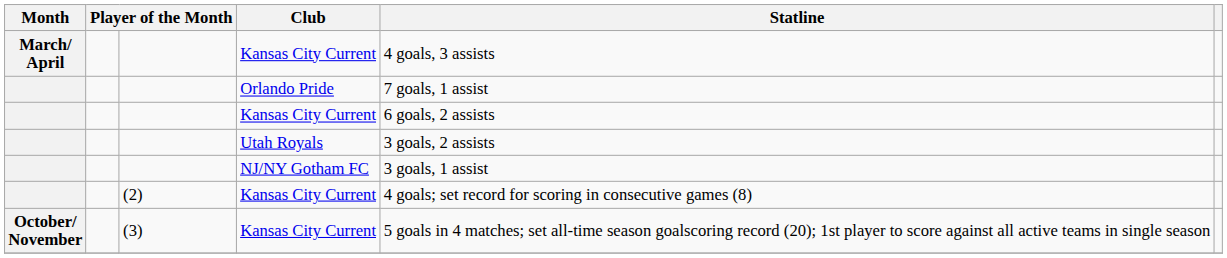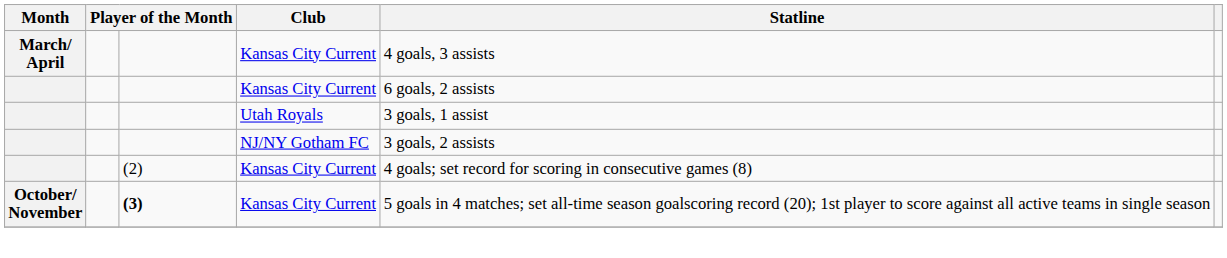- row: (45, 89)
(439, 141) 3 goals, 2 assists -> (436, 115) 3 goals, 1 assist
(436, 168) 3 goals, 1 assist -> (439, 141) 3 goals, 2 assists
(133, 230) normal -> (133, 204) bold
